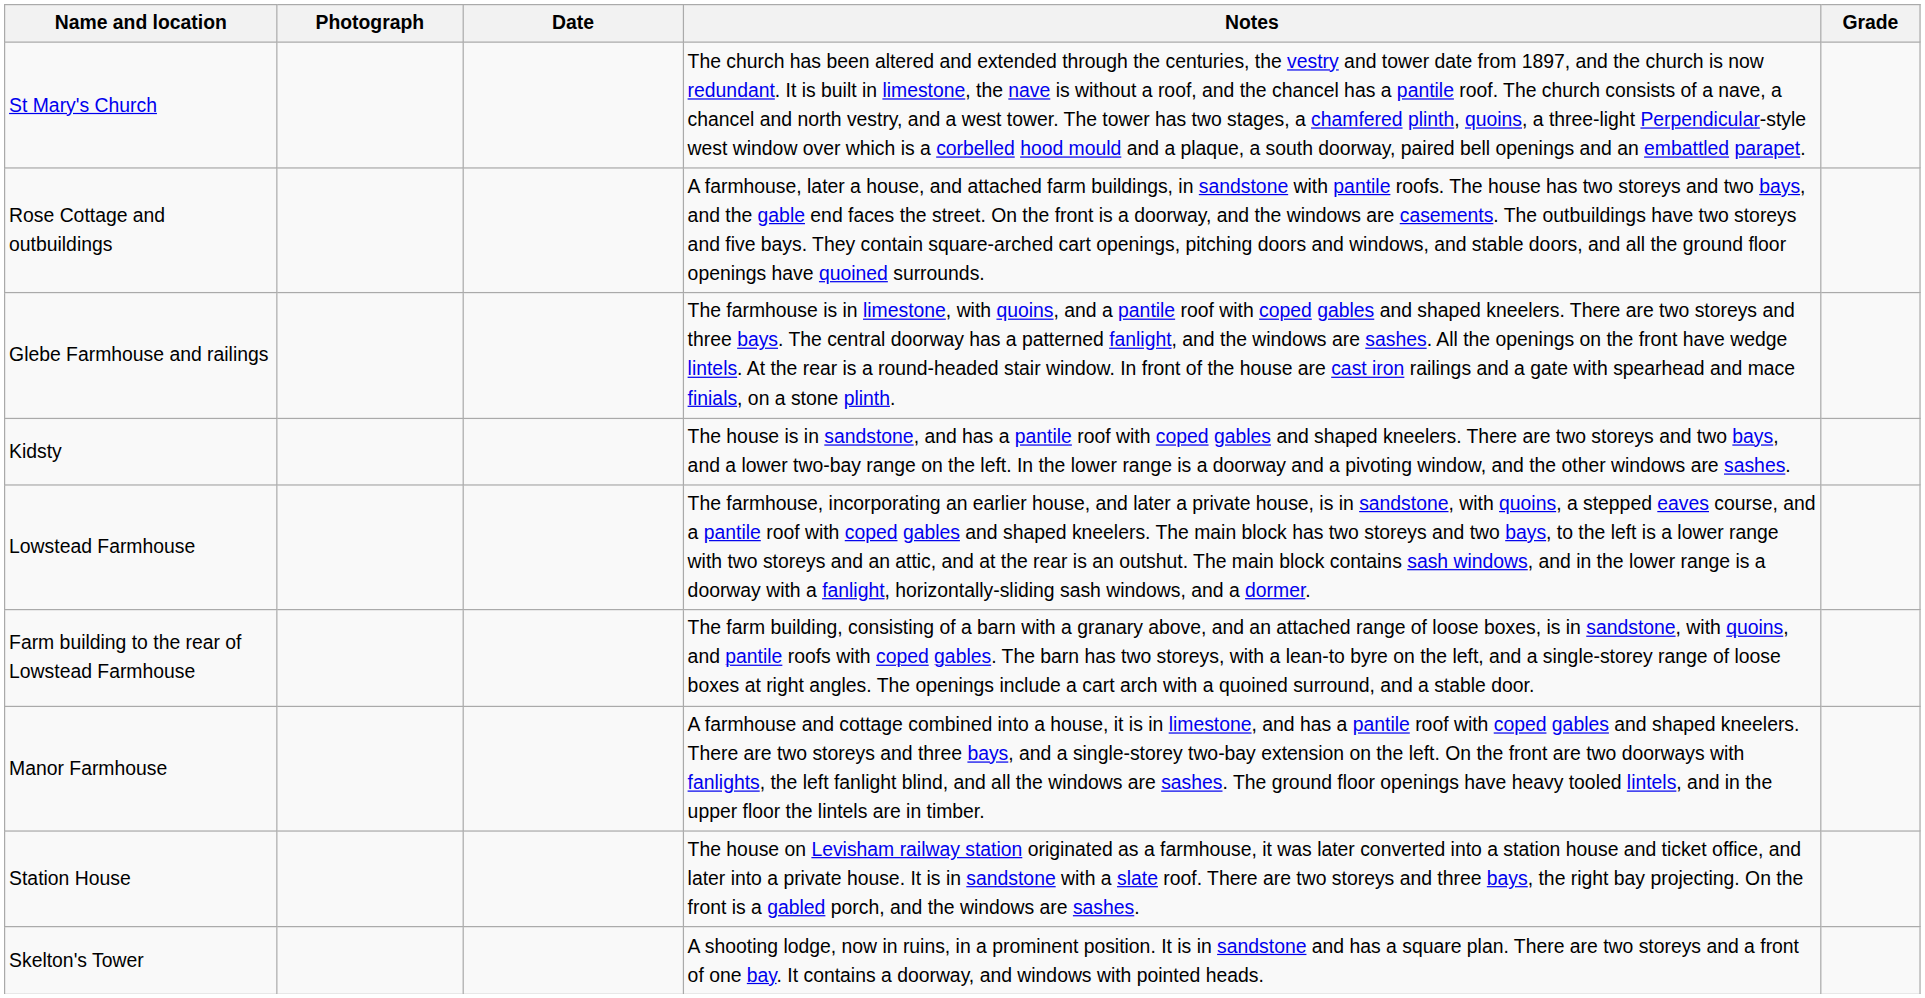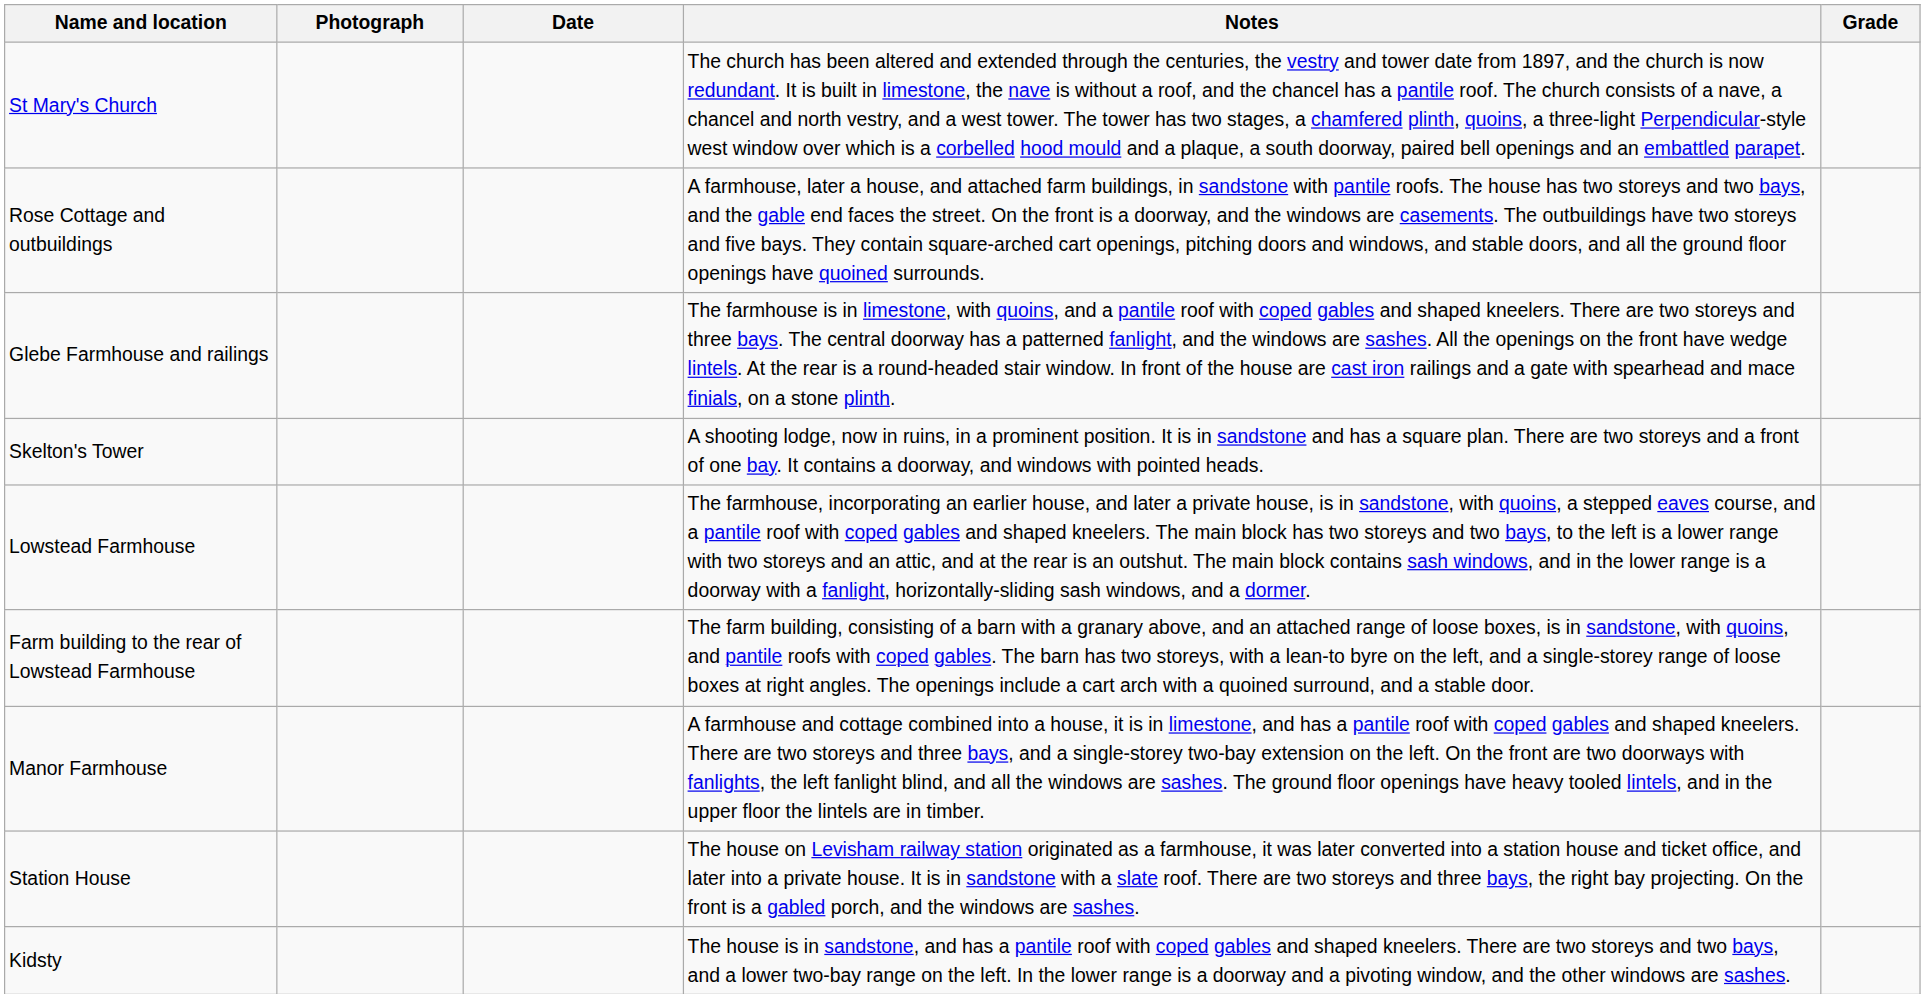rows swapped: (35, 451) <-> (76, 960)
